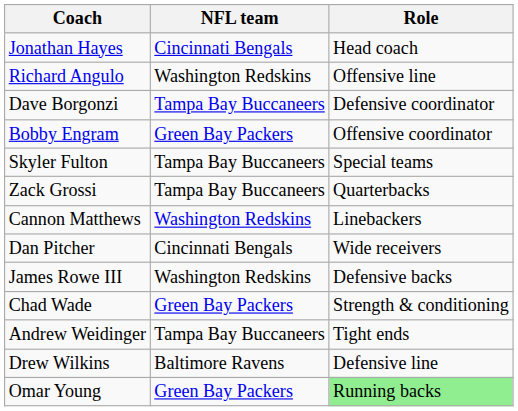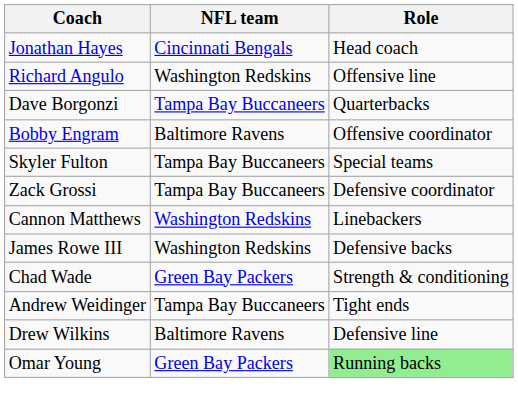(414, 104) Defensive coordinator -> (381, 104) Quarterbacks
(224, 133) Green Bay Packers -> (219, 133) Baltimore Ravens
(381, 190) Quarterbacks -> (414, 190) Defensive coordinator
- row: (52, 248)
